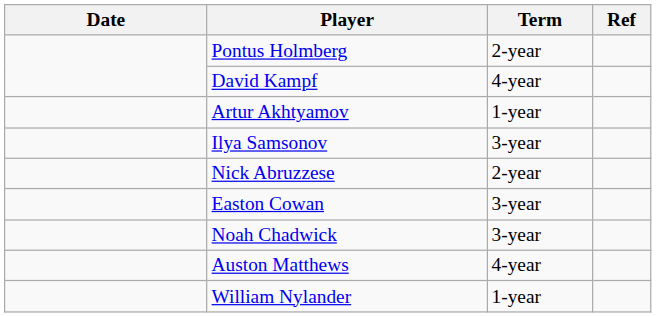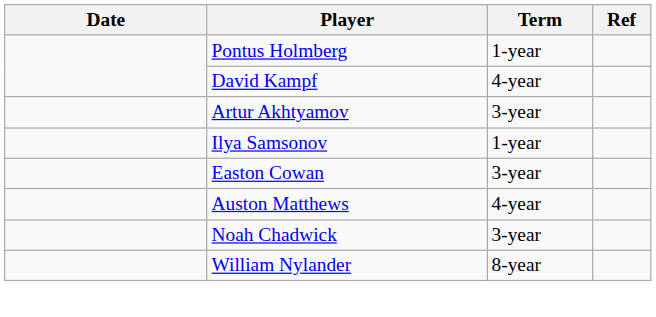(516, 50) 2-year -> (516, 50) 1-year
(516, 111) 1-year -> (516, 111) 3-year
(516, 142) 3-year -> (516, 142) 1-year
- row: (273, 173)
rows swapped: (280, 265) <-> (274, 234)
(516, 296) 1-year -> (516, 265) 8-year
